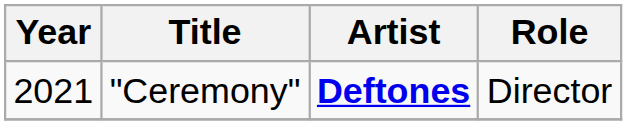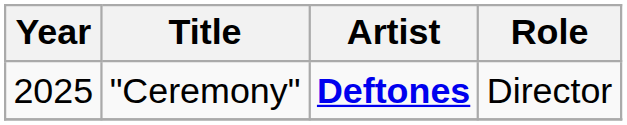(53, 89) 2021 -> (53, 89) 2025
